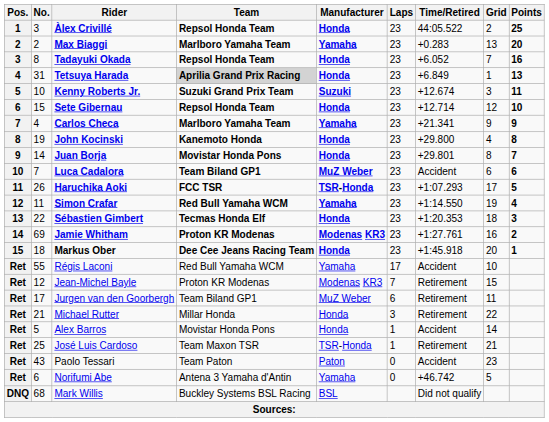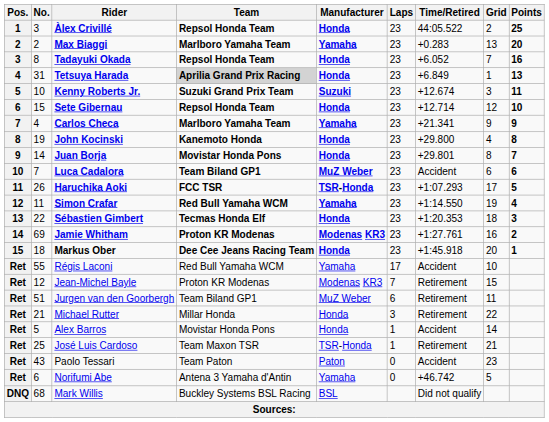(39, 298) 17 -> (39, 298) 51
